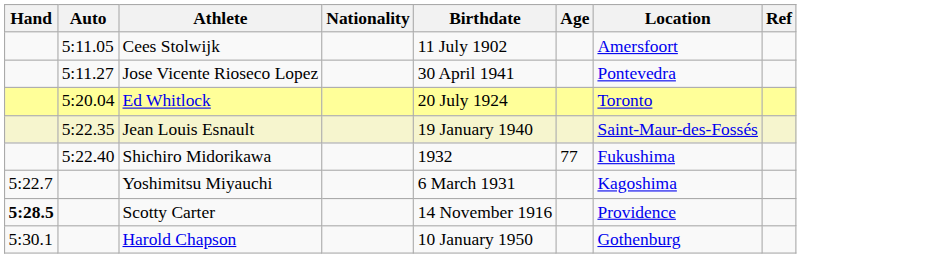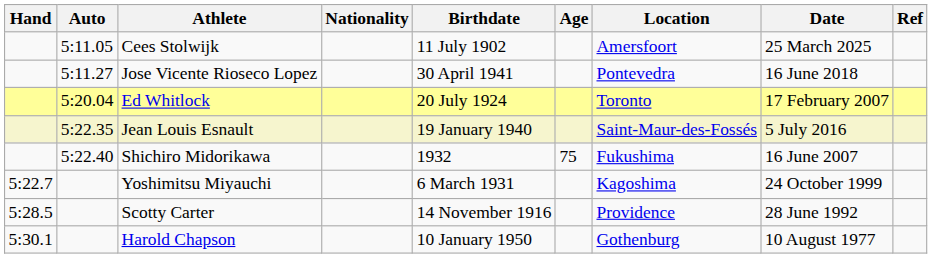+ column: (827, 18)
(569, 156) 77 -> (568, 156) 75
(31, 211) bold -> (31, 211) normal
